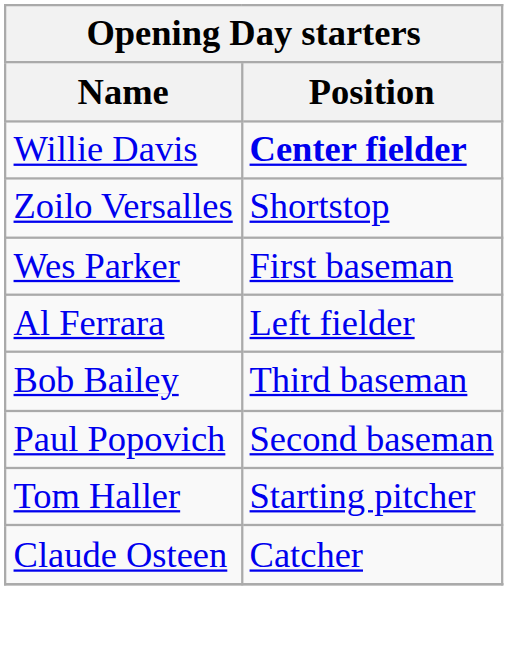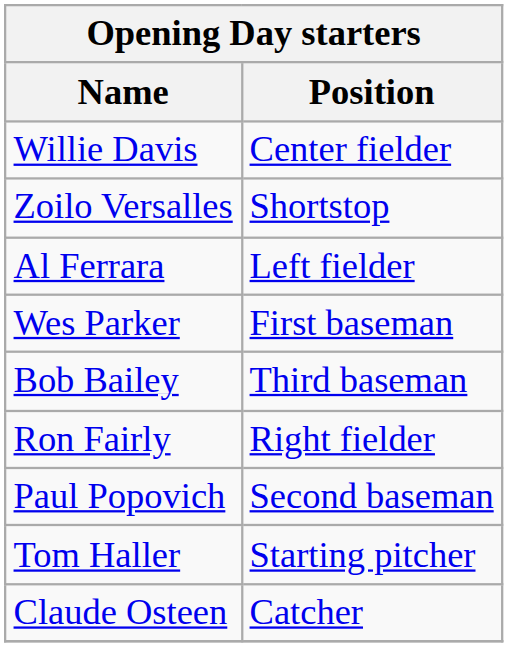(358, 149) bold -> (350, 149) normal
rows swapped: (97, 264) <-> (89, 322)
+ row: (92, 438)
